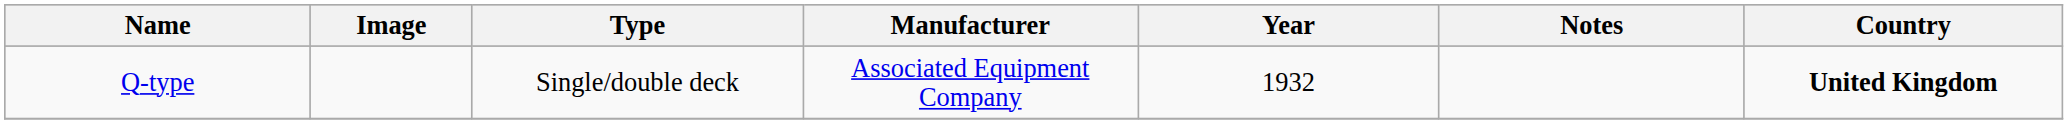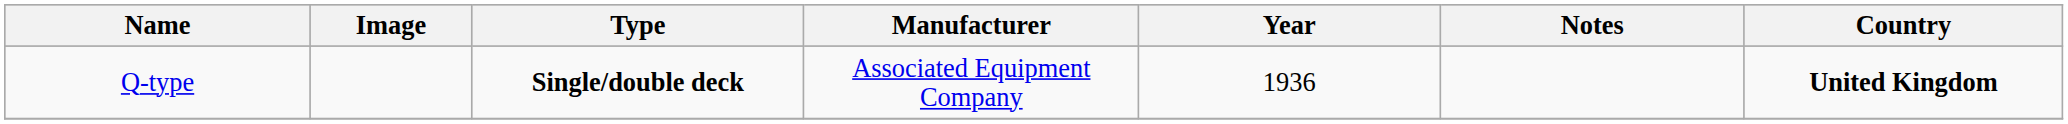(637, 82) normal -> (638, 82) bold
(1288, 82) 1932 -> (1289, 82) 1936
